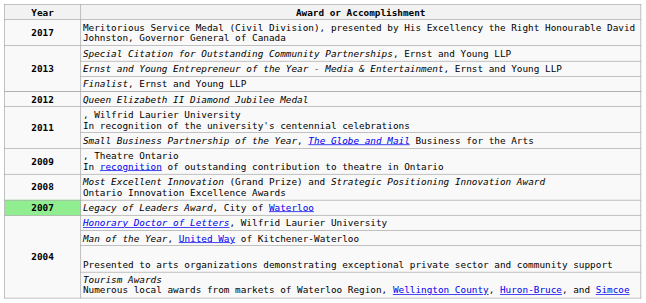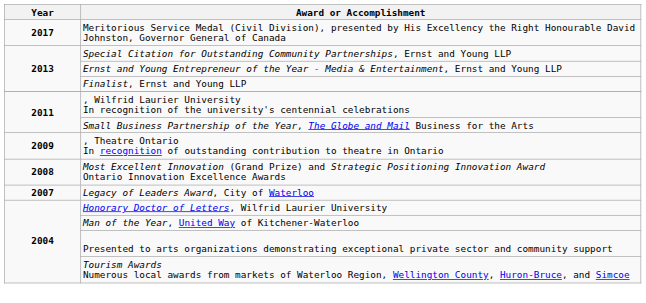- row: (196, 99)
(43, 208) lightgreen background -> (43, 192) no background
